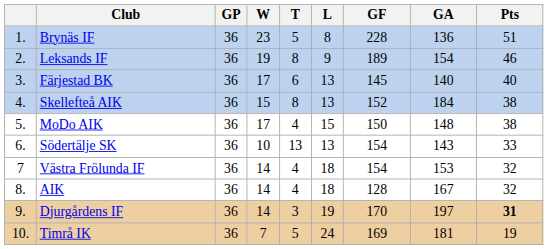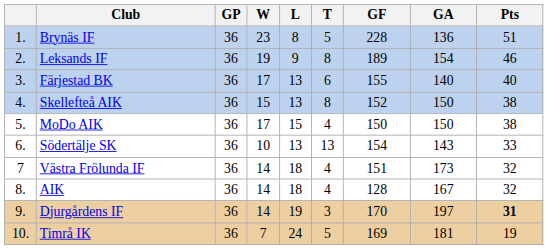columns swapped: (295, 15) <-> (327, 15)
(377, 80) 145 -> (377, 80) 155
(443, 102) 184 -> (443, 102) 150
(443, 124) 148 -> (443, 124) 150
(377, 168) 154 -> (377, 168) 151
(443, 168) 153 -> (443, 168) 173
